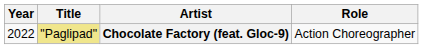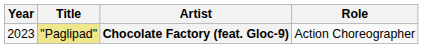(21, 33) 2022 -> (21, 33) 2023
